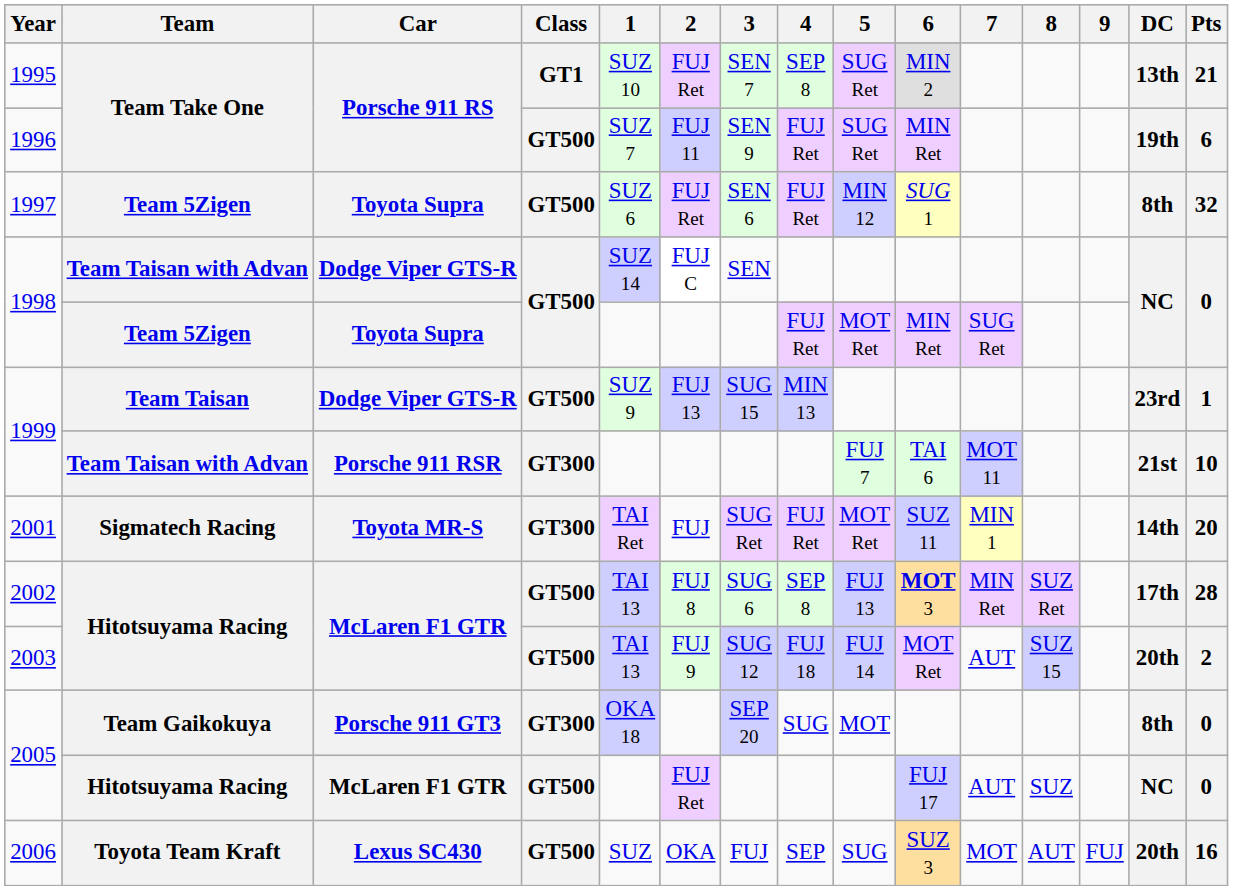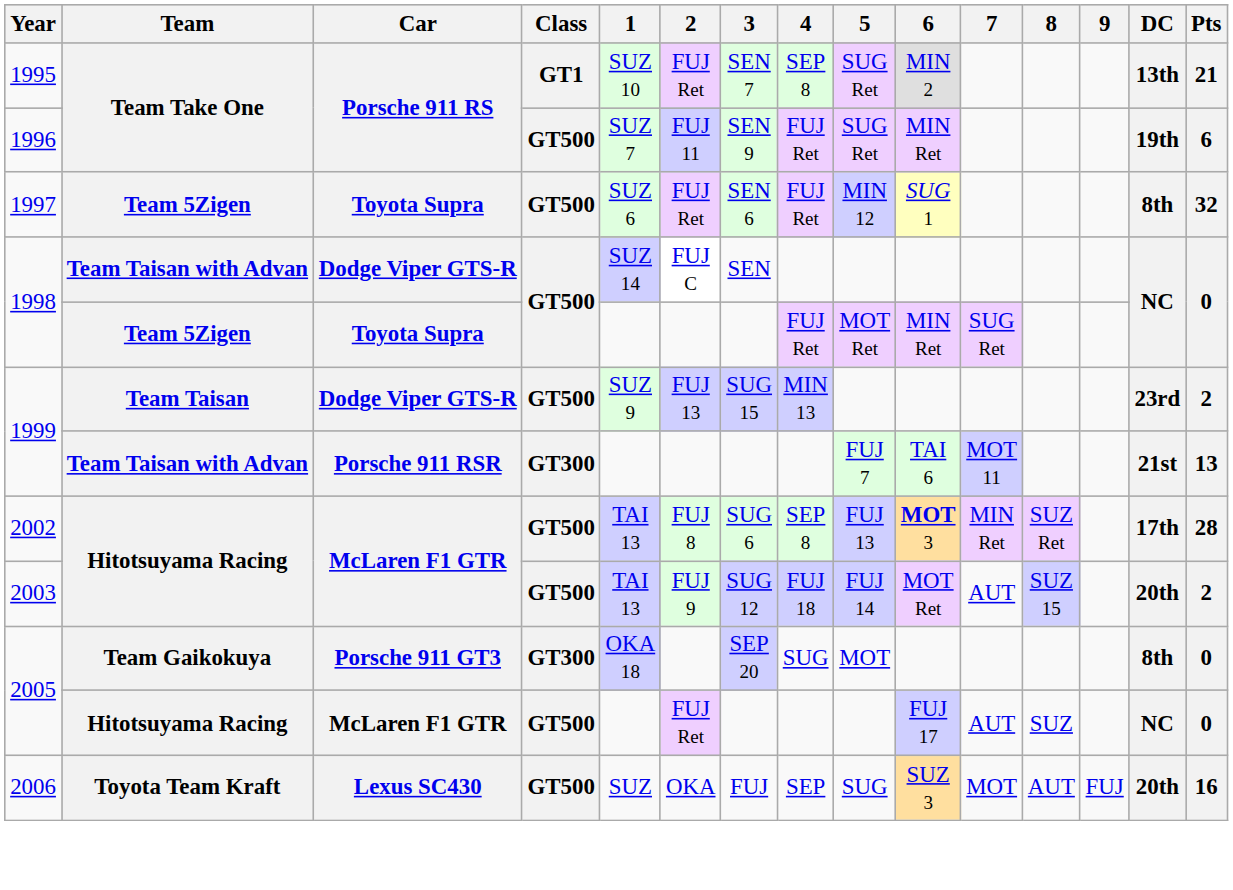(1206, 399) 1 -> (1206, 399) 2
(1206, 463) 10 -> (1206, 463) 13
- row: (33, 528)
